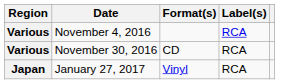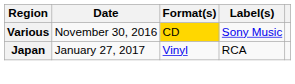- row: (103, 32)
(171, 50) no background -> (171, 32) gold background
(234, 50) RCA -> (252, 32) Sony Music
